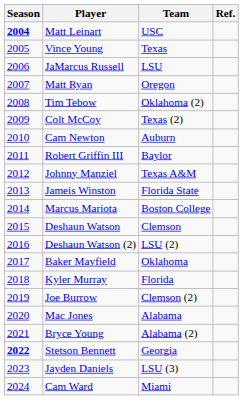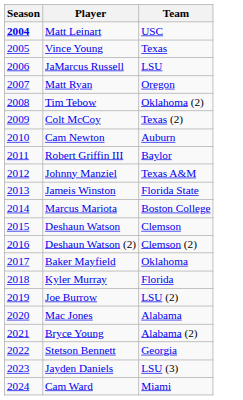- column: (226, 13)
(160, 244) LSU (2) -> (169, 244) Clemson (2)
(169, 297) Clemson (2) -> (160, 297) LSU (2)
(18, 350) bold -> (18, 350) normal
